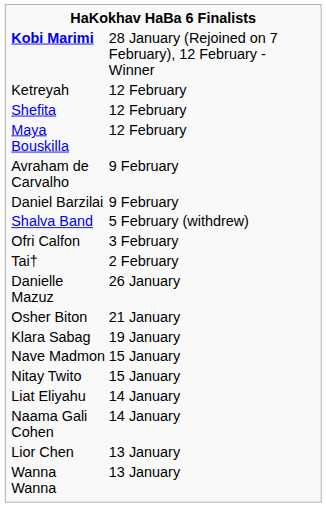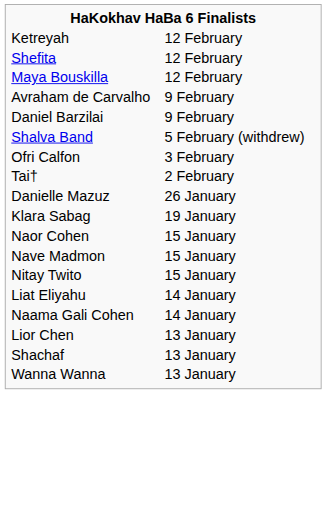- row: (52, 38)
- row: (49, 317)
+ row: (50, 236)
+ row: (38, 355)
